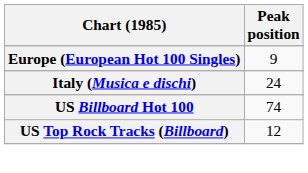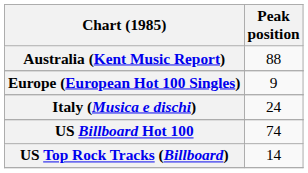+ row: (124, 58)
(274, 131) 12 -> (274, 155) 14
